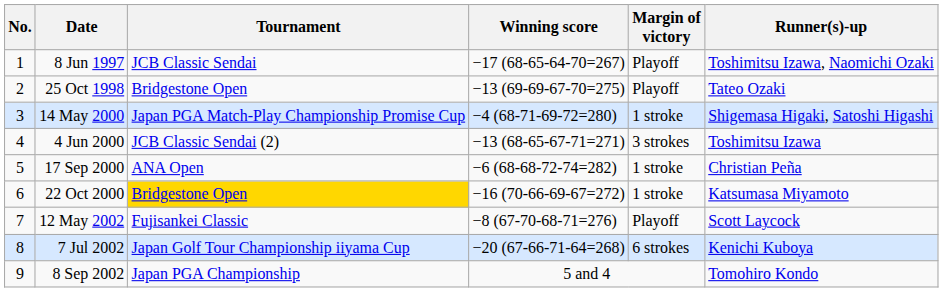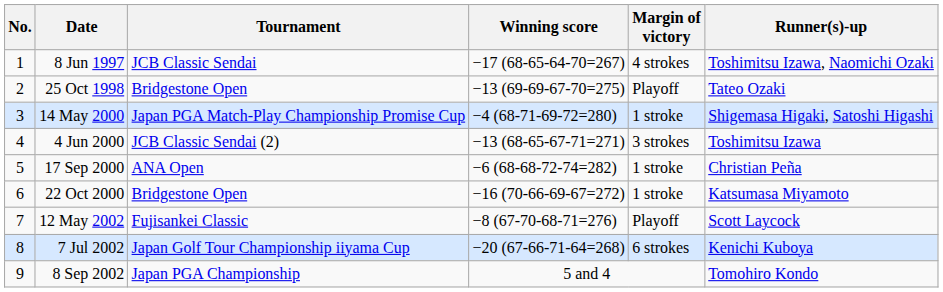(655, 63) Playoff -> (661, 63) 4 strokes
(189, 194) gold background -> (189, 194) no background
